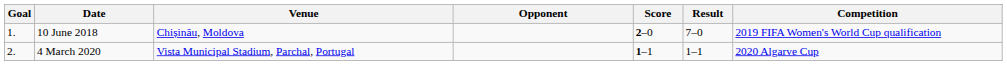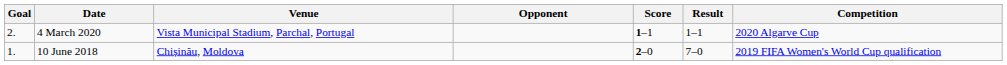rows swapped: (67, 33) <-> (69, 51)
